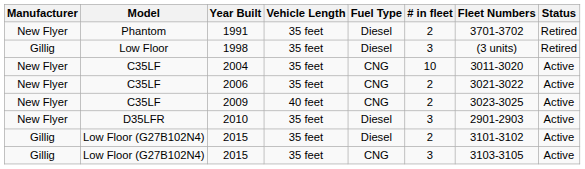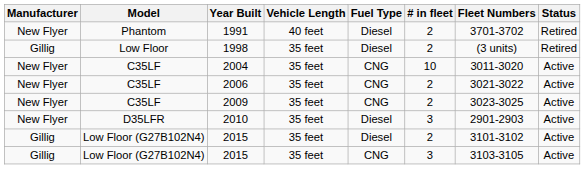(306, 31) 35 feet -> (306, 31) 40 feet
(430, 48) 3 -> (430, 48) 2
(306, 102) 40 feet -> (306, 102) 35 feet
